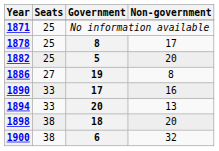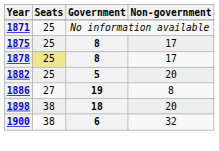+ row: (18, 44)
(49, 44) no background -> (49, 59) khaki background
- row: (18, 91)
- row: (18, 106)
